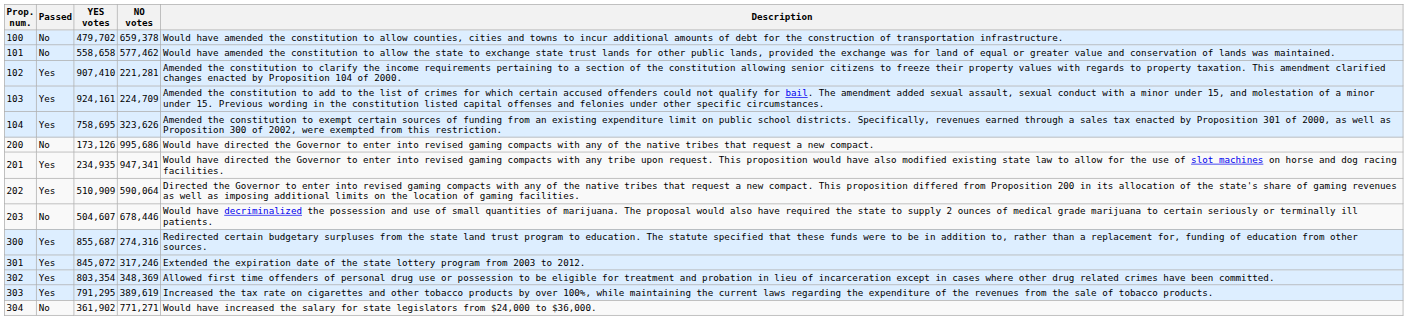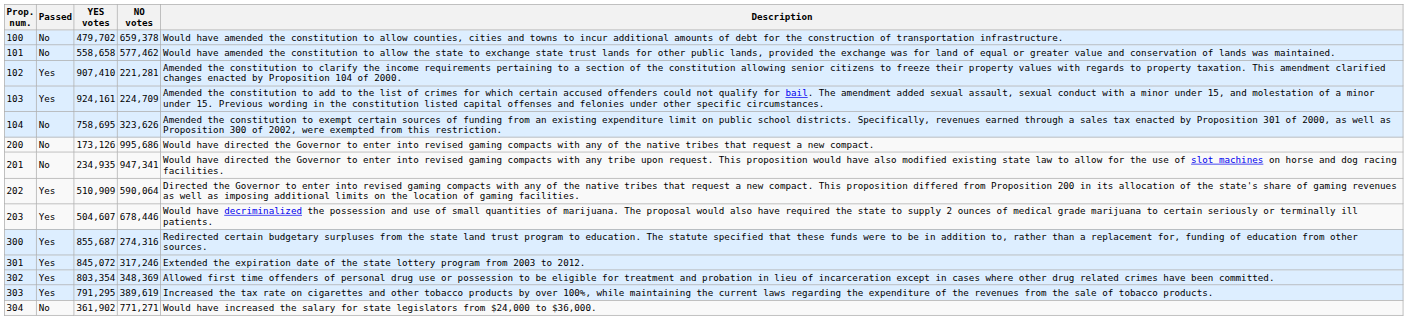(47, 124) Yes -> (44, 124) No
(47, 165) Yes -> (44, 165) No
(44, 216) No -> (47, 216) Yes
